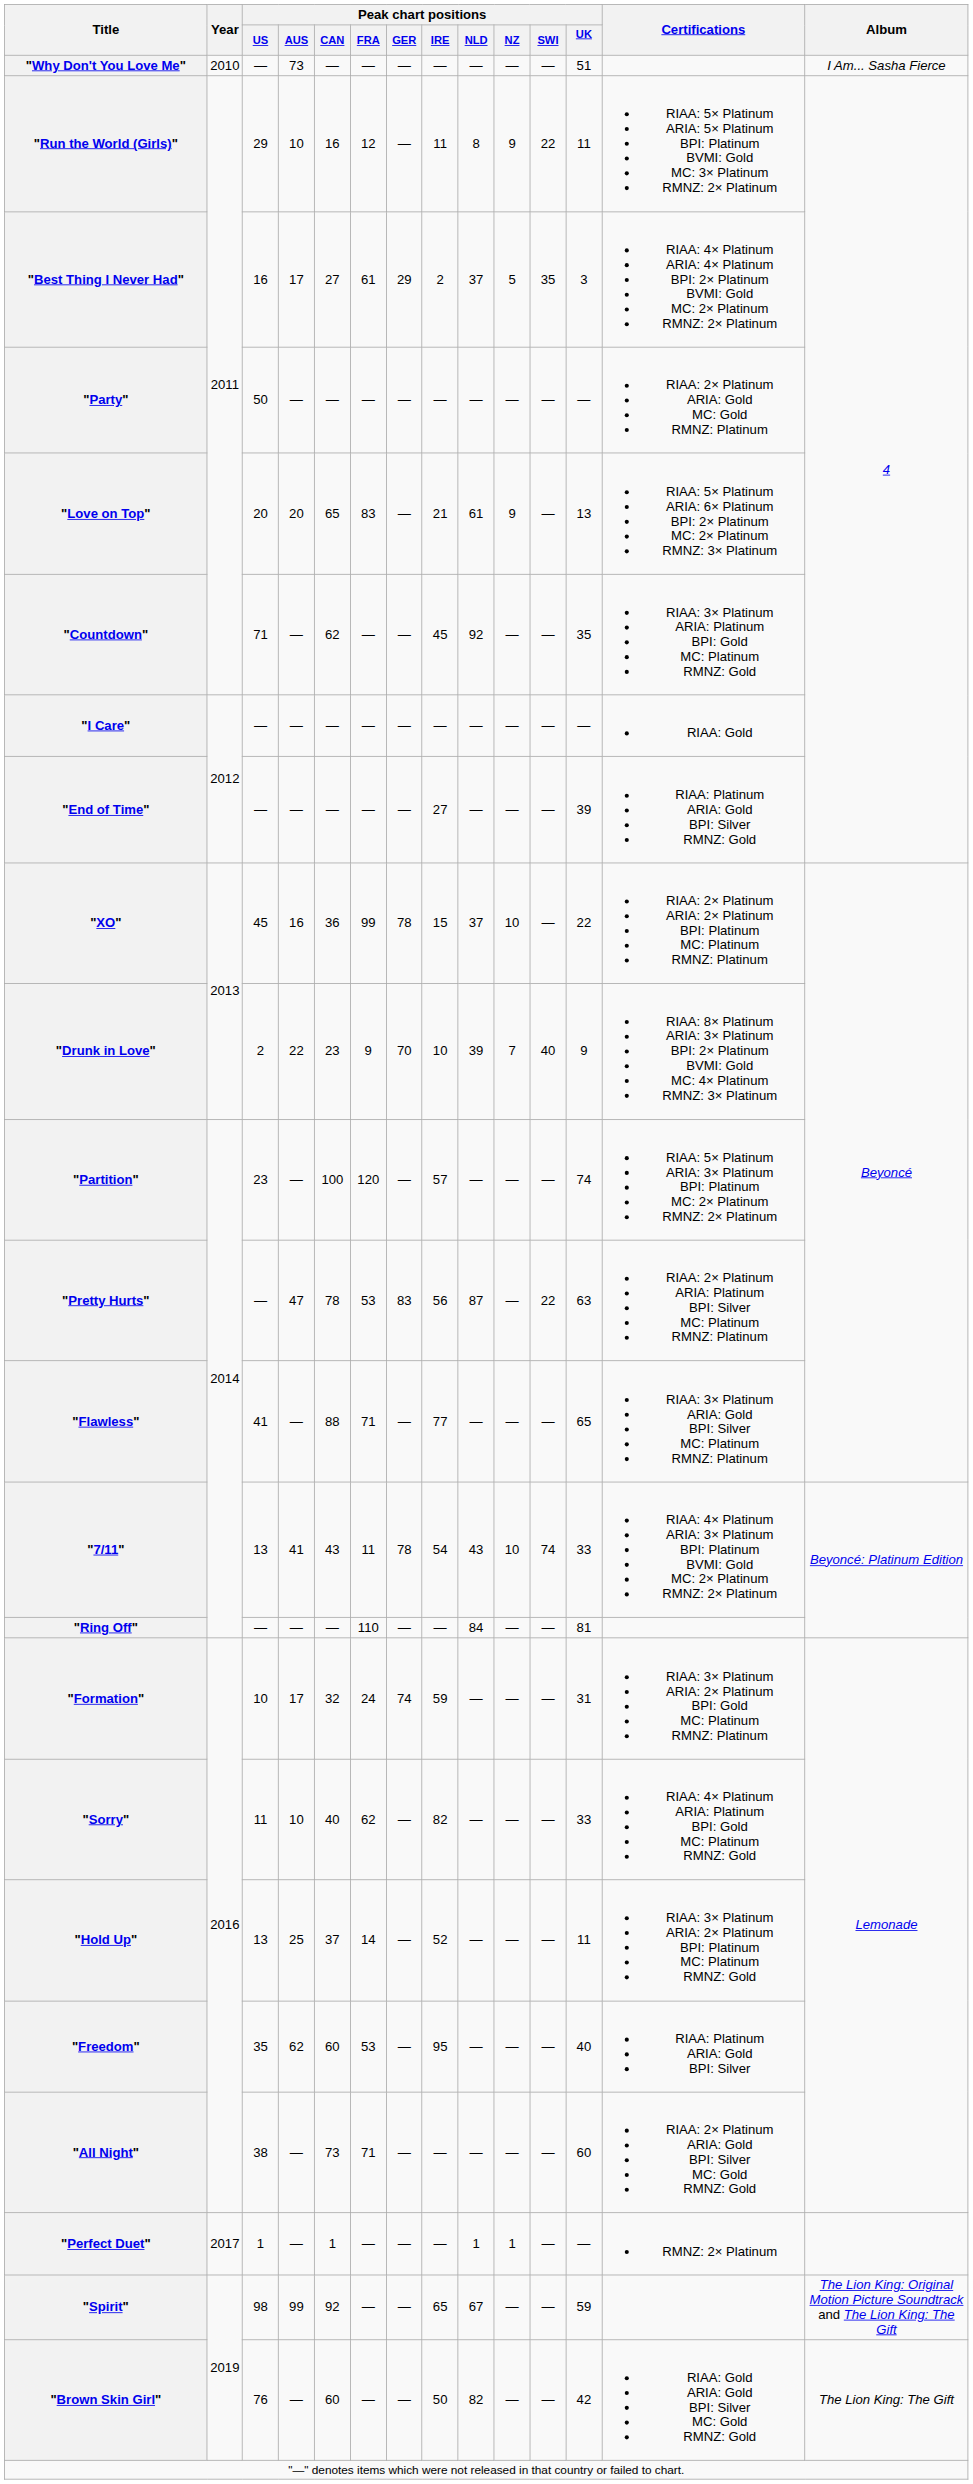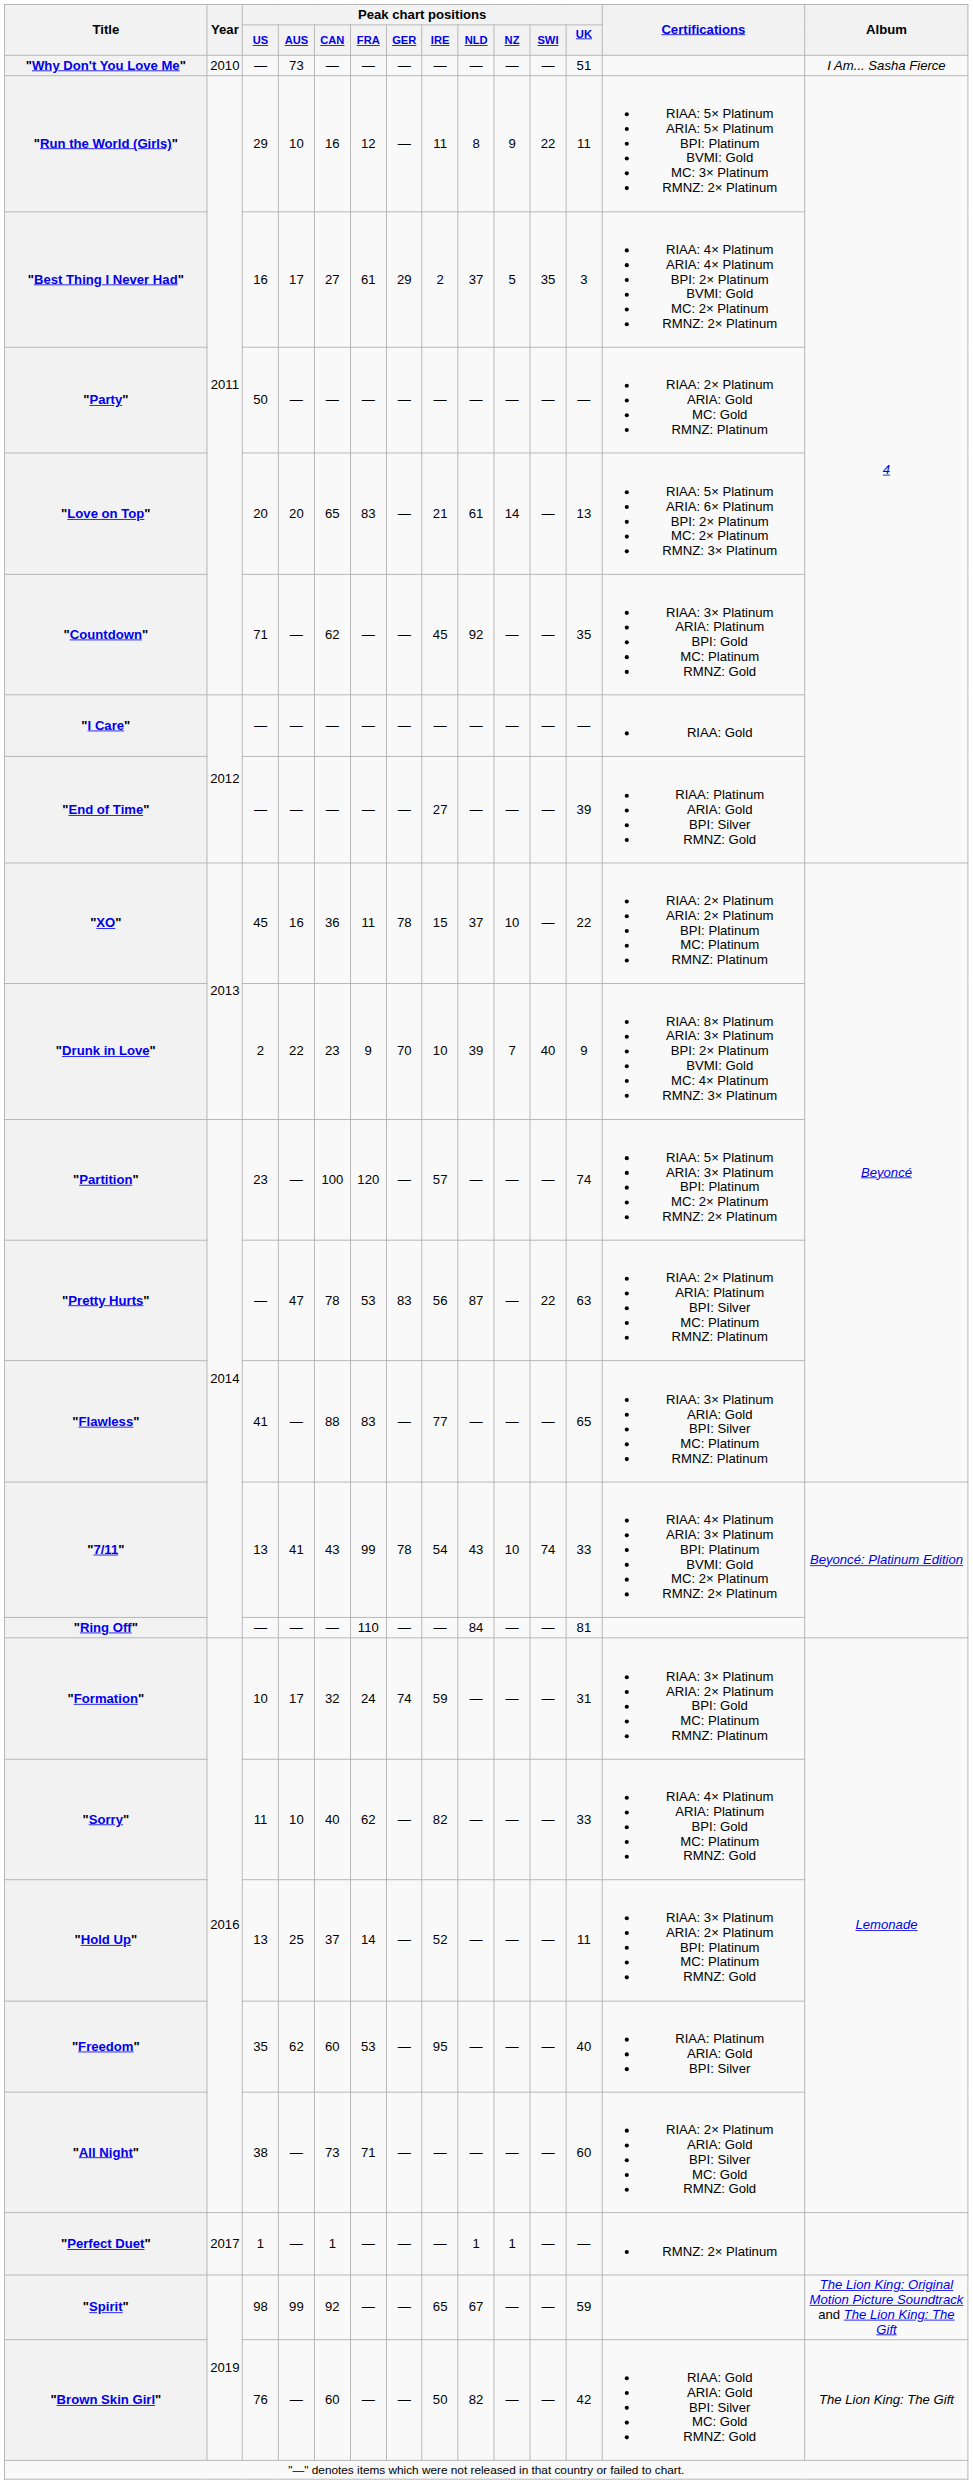(512, 513) 9 -> (512, 513) 14
(368, 923) 99 -> (368, 923) 11
(368, 1421) 71 -> (368, 1421) 83
(368, 1549) 11 -> (368, 1549) 99
